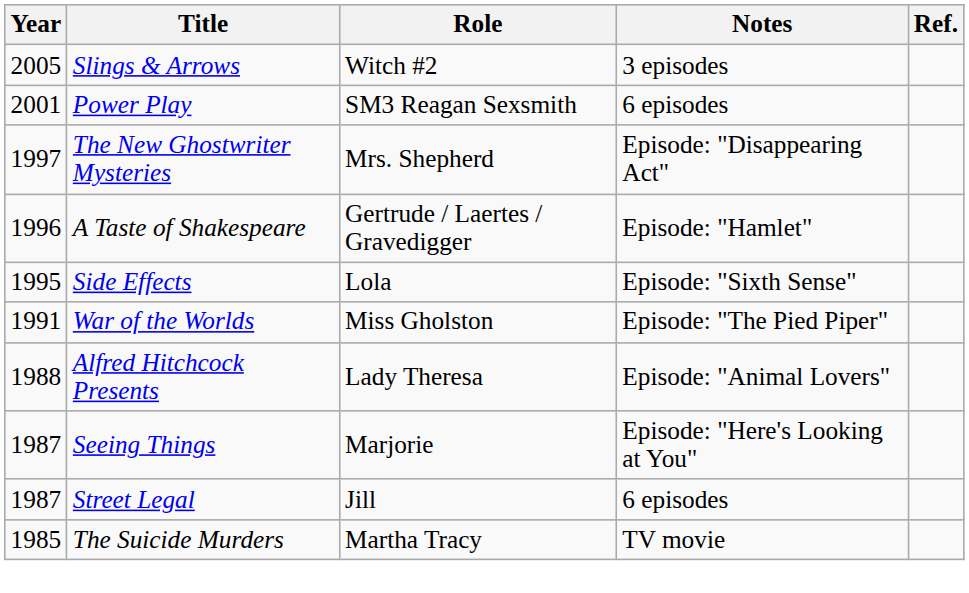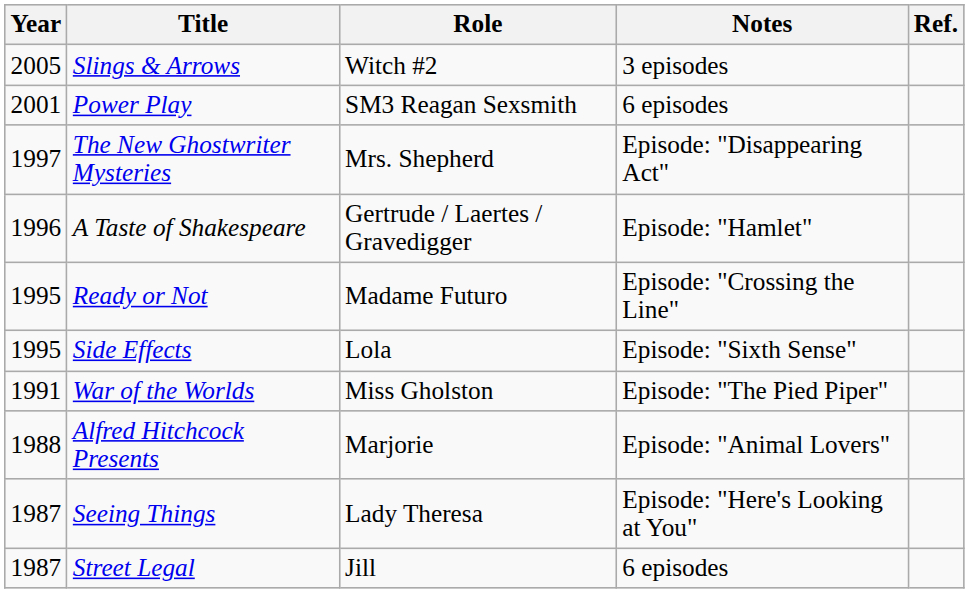+ row: (140, 296)
(414, 376) Lady Theresa -> (389, 444) Marjorie
(389, 444) Marjorie -> (414, 513) Lady Theresa
- row: (178, 539)
